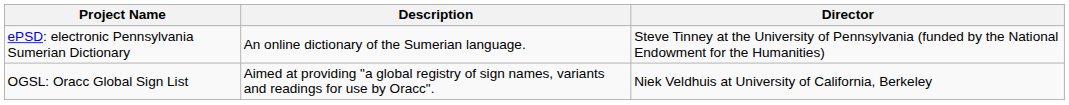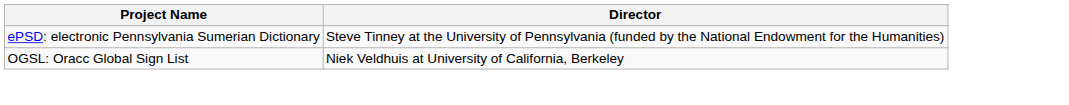- column: (436, 15)
